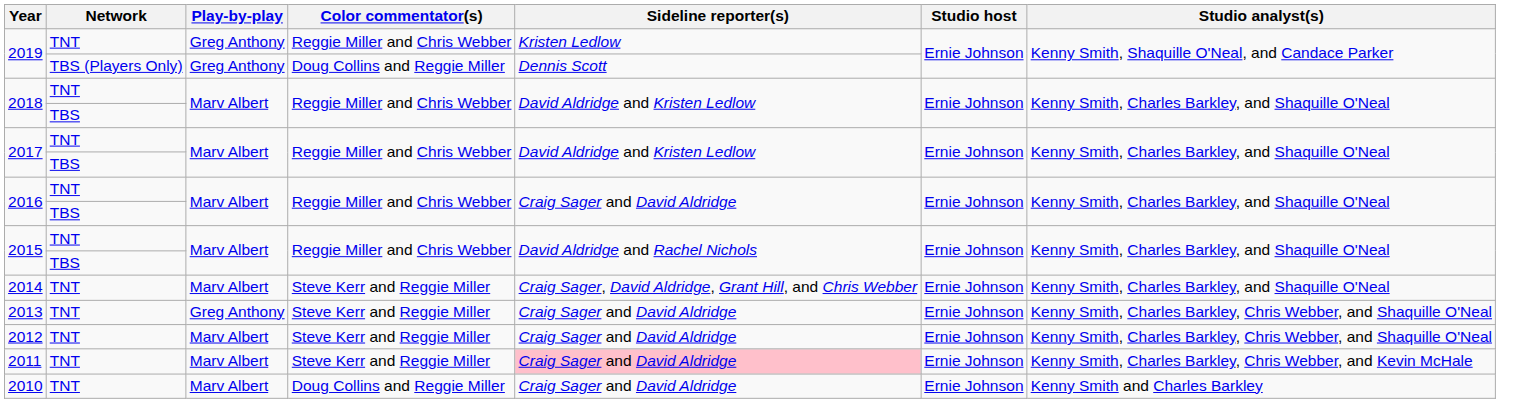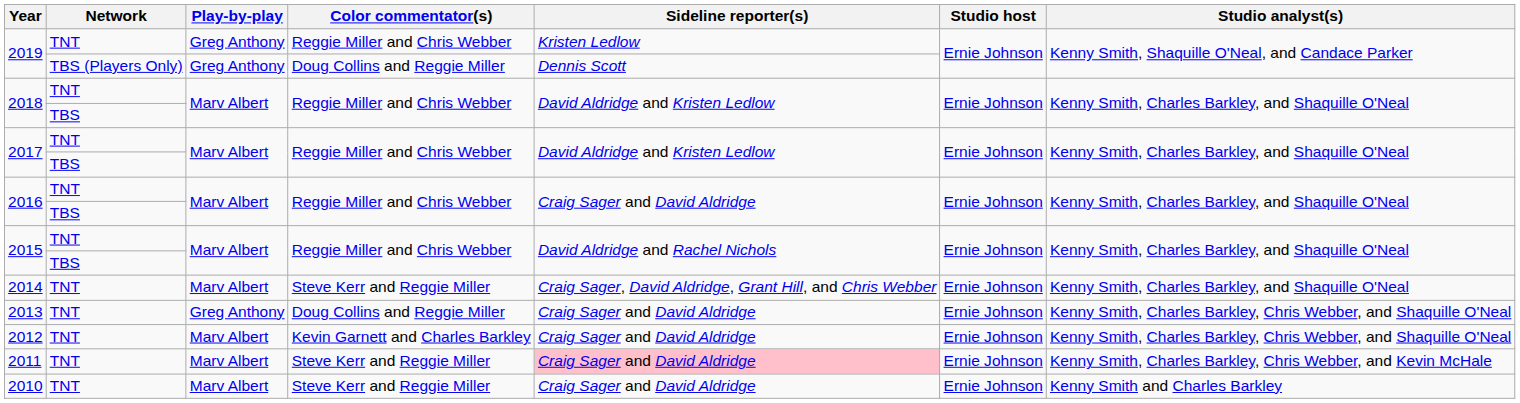(391, 312) Steve Kerr and Reggie Miller -> (398, 312) Doug Collins and Reggie Miller
(391, 336) Steve Kerr and Reggie Miller -> (411, 336) Kevin Garnett and Charles Barkley
(398, 386) Doug Collins and Reggie Miller -> (391, 386) Steve Kerr and Reggie Miller
